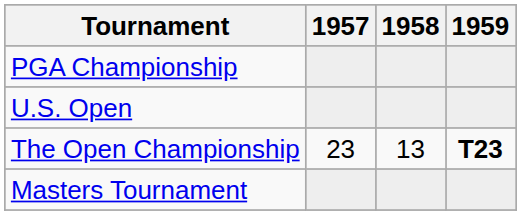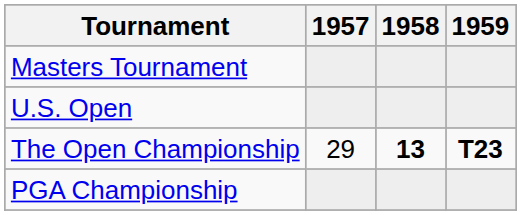rows swapped: (129, 190) <-> (124, 67)
(341, 149) 23 -> (341, 149) 29
(410, 149) normal -> (410, 149) bold
